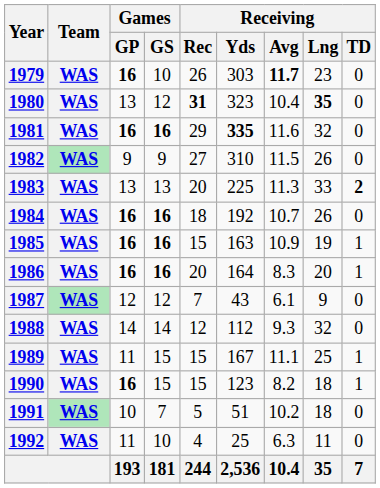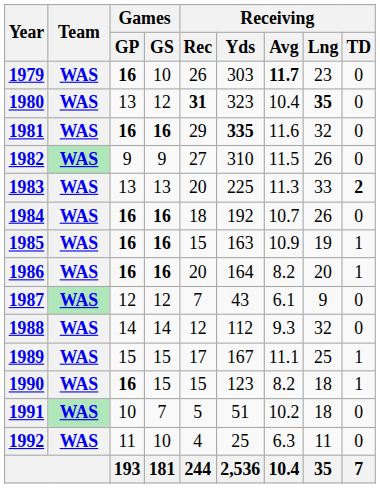(284, 272) 8.3 -> (284, 272) 8.2
(127, 356) 11 -> (127, 356) 15
(198, 356) 15 -> (198, 356) 17
